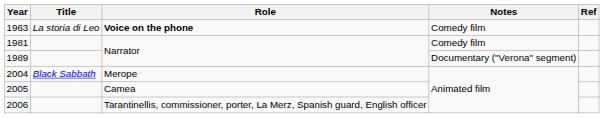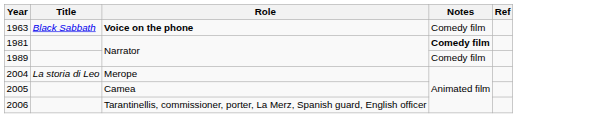(66, 27) La storia di Leo -> (64, 27) Black Sabbath
(458, 43) normal -> (460, 43) bold
(504, 58) Documentary ("Verona" segment) -> (458, 58) Comedy film
(64, 74) Black Sabbath -> (66, 74) La storia di Leo
